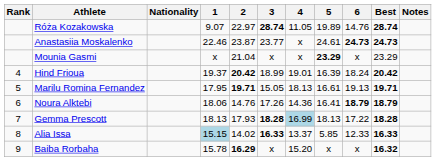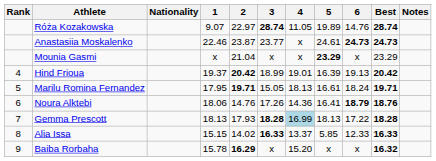(357, 73) 18.24 -> (357, 73) 19.13
(357, 88) 19.13 -> (357, 88) 18.24
(386, 103) 18.79 -> (386, 103) 18.76
(215, 133) lightblue background -> (215, 133) no background
